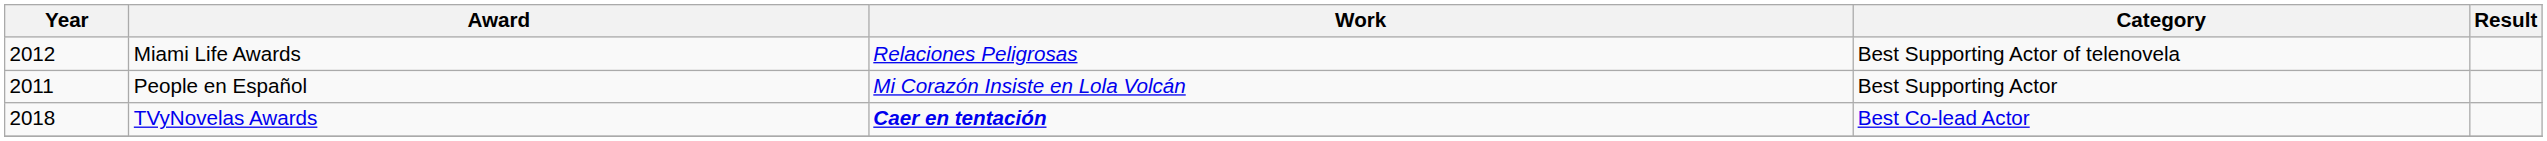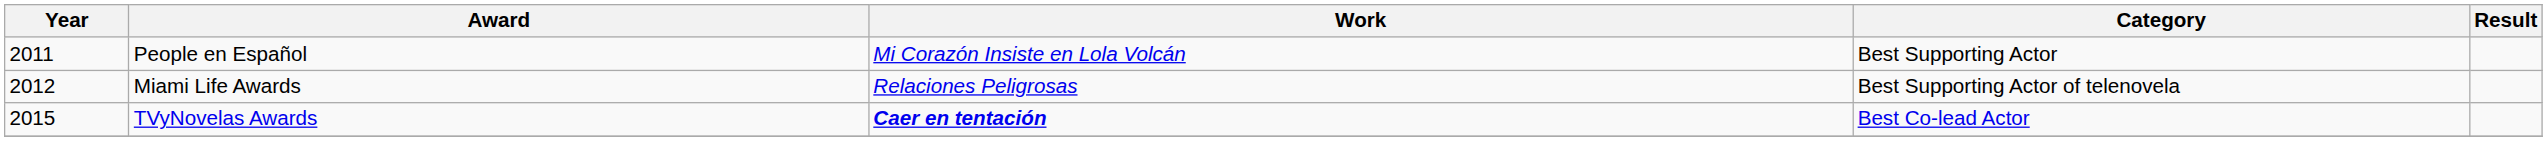rows swapped: (220, 86) <-> (217, 53)
(32, 119) 2018 -> (32, 119) 2015
